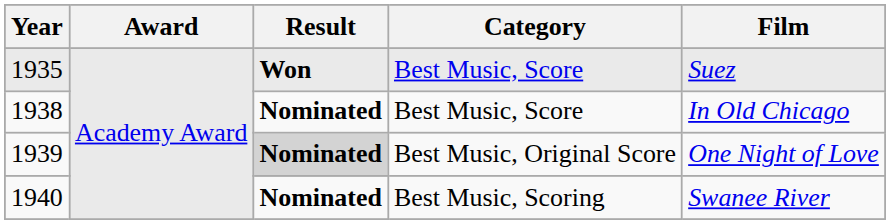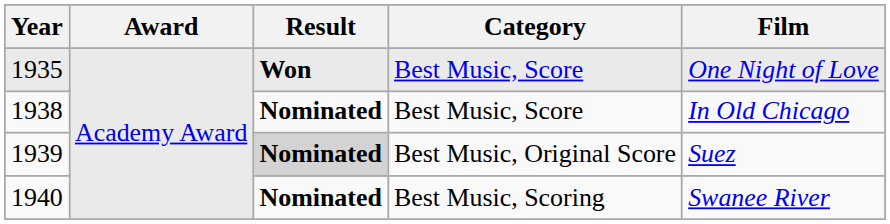(712, 69) Suez -> (783, 69) One Night of Love
(783, 154) One Night of Love -> (712, 154) Suez
